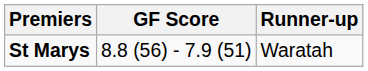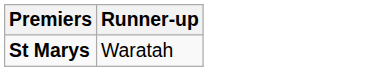- column: (176, 19)
